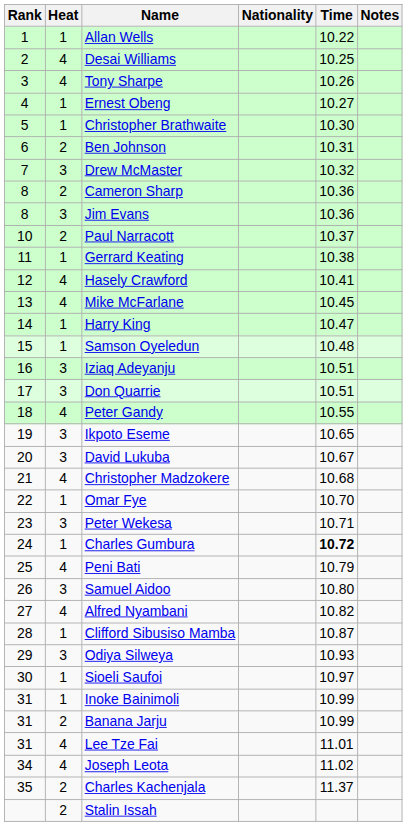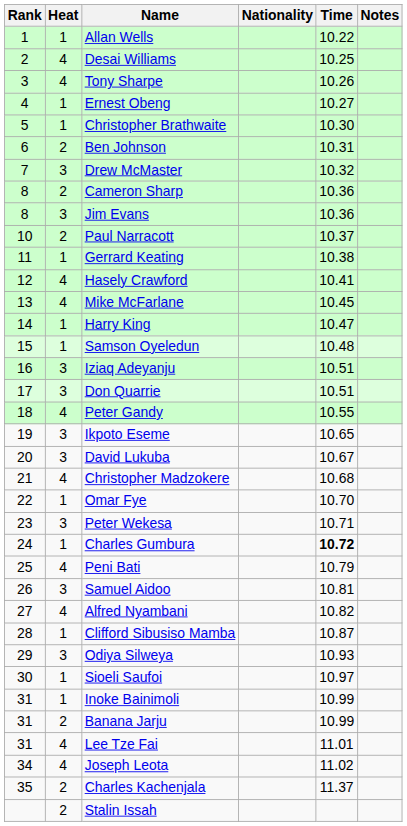(337, 589) 10.80 -> (337, 589) 10.81
